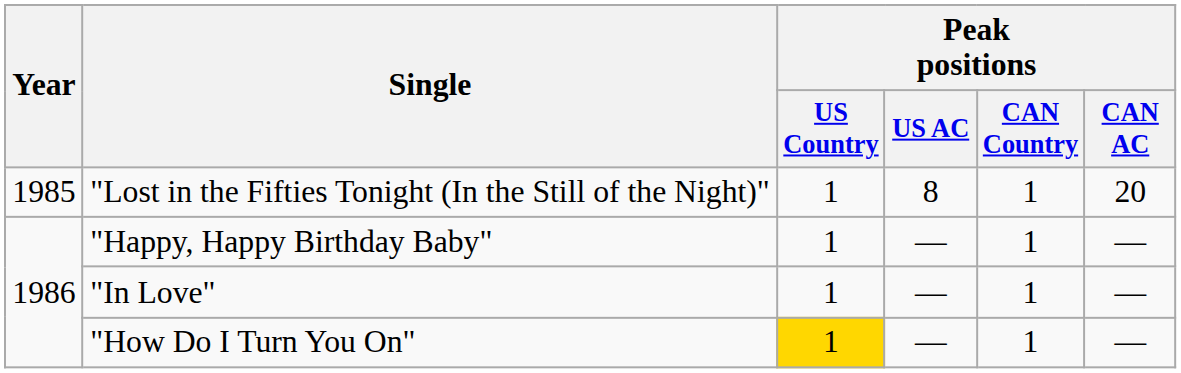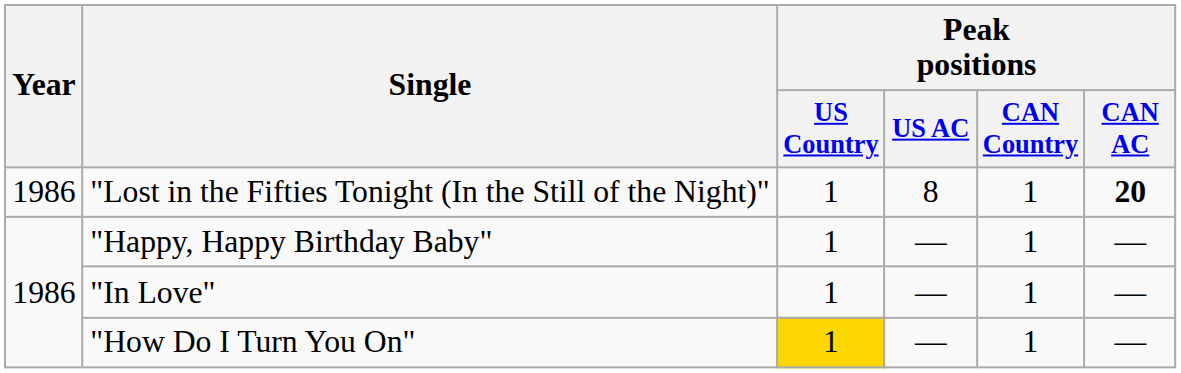(44, 191) 1985 -> (44, 191) 1986
(1130, 191) normal -> (1130, 191) bold
